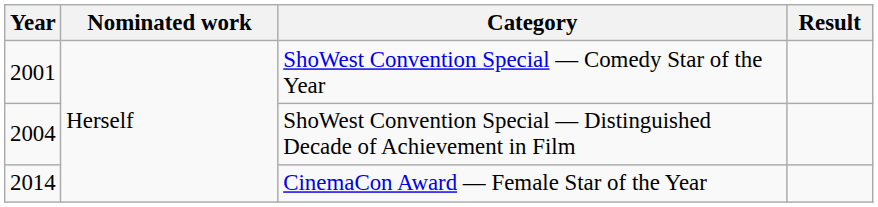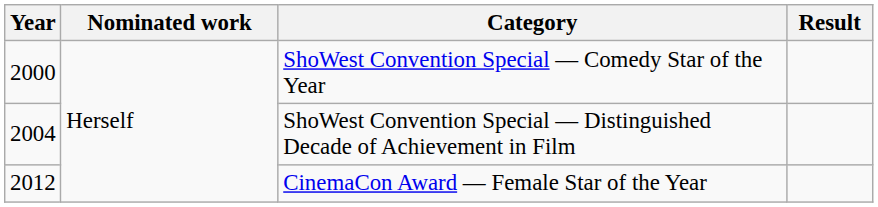(33, 71) 2001 -> (33, 71) 2000
(33, 182) 2014 -> (33, 182) 2012
